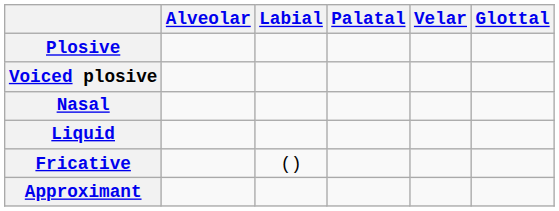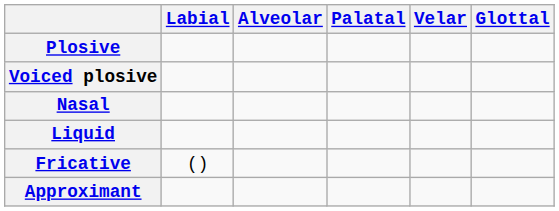columns swapped: (291, 19) <-> (208, 19)
